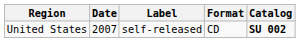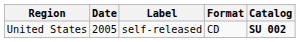(104, 30) 2007 -> (104, 30) 2005
